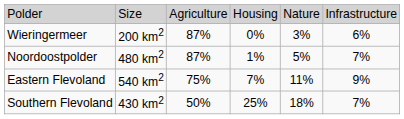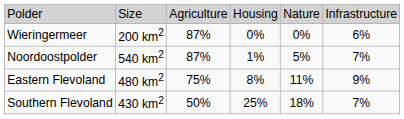(302, 35) 3% -> (302, 35) 0%
(141, 57) 480 km2 -> (141, 57) 540 km2
(141, 80) 540 km2 -> (141, 80) 480 km2
(255, 80) 7% -> (255, 80) 8%
